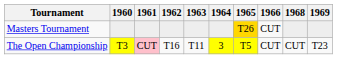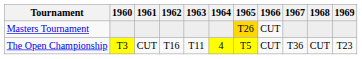+ column: (295, 12)
(147, 46) pink background -> (147, 46) no background
(221, 46) 3 -> (221, 46) 4
